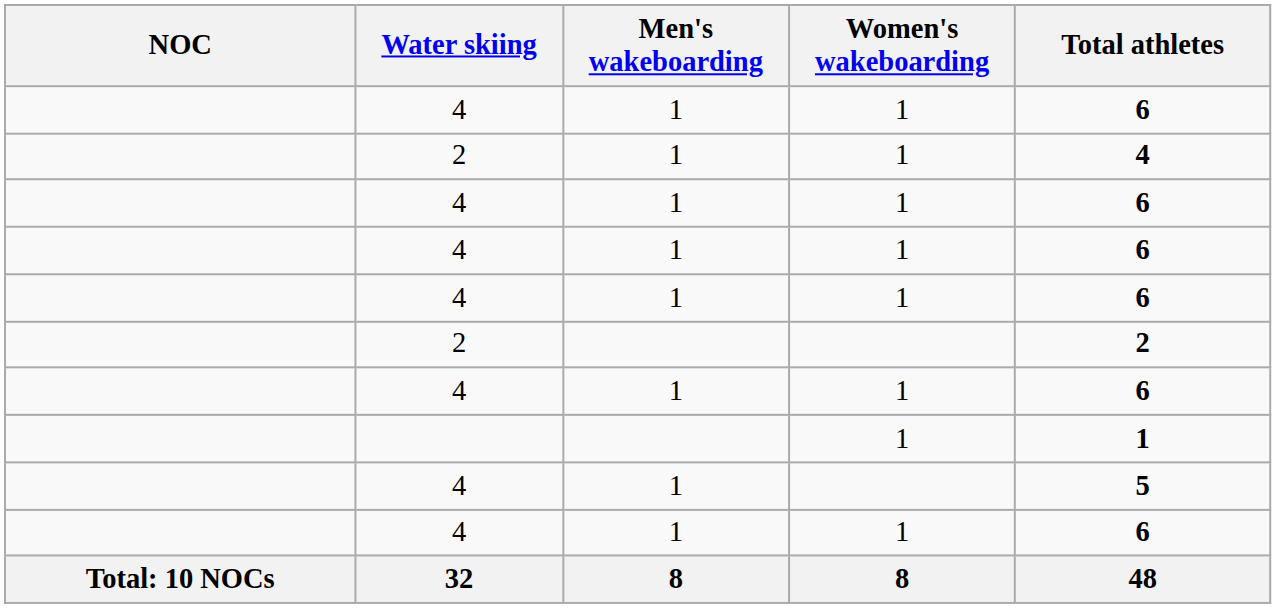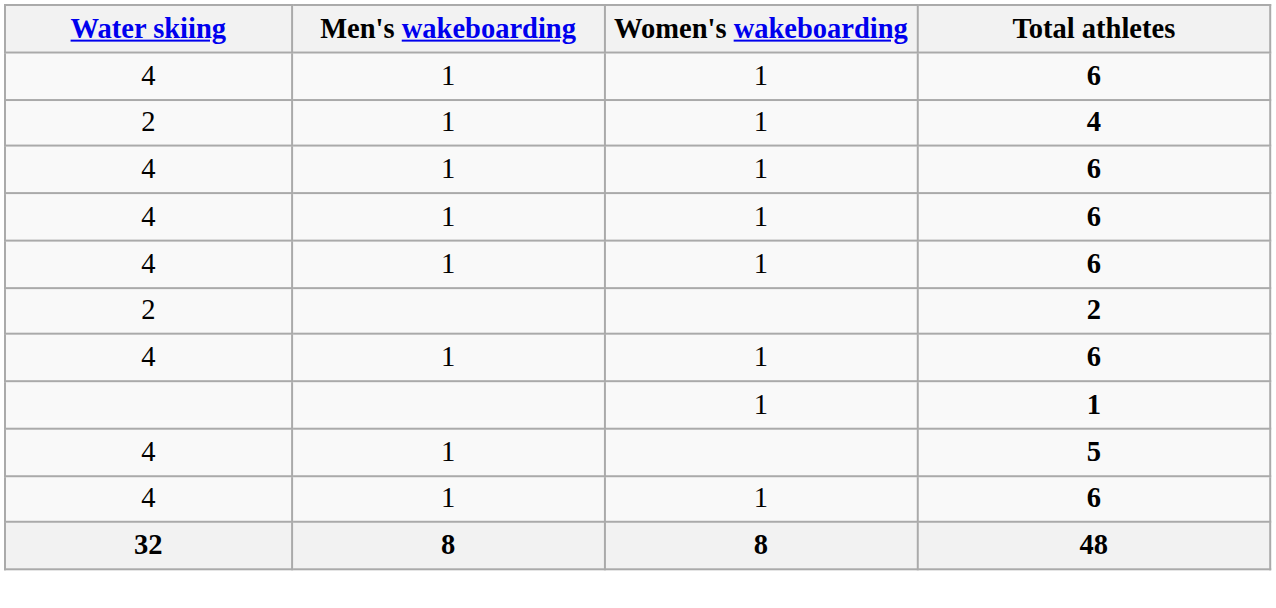- column: (180, 45)
